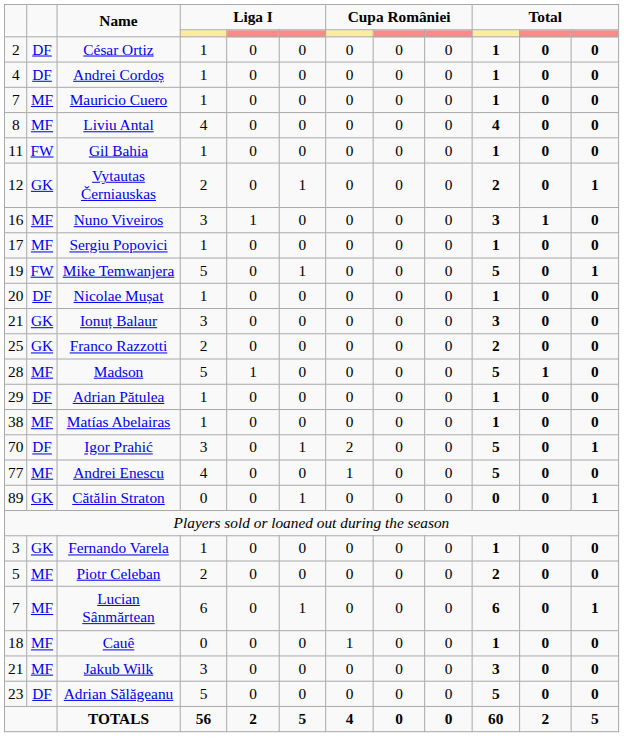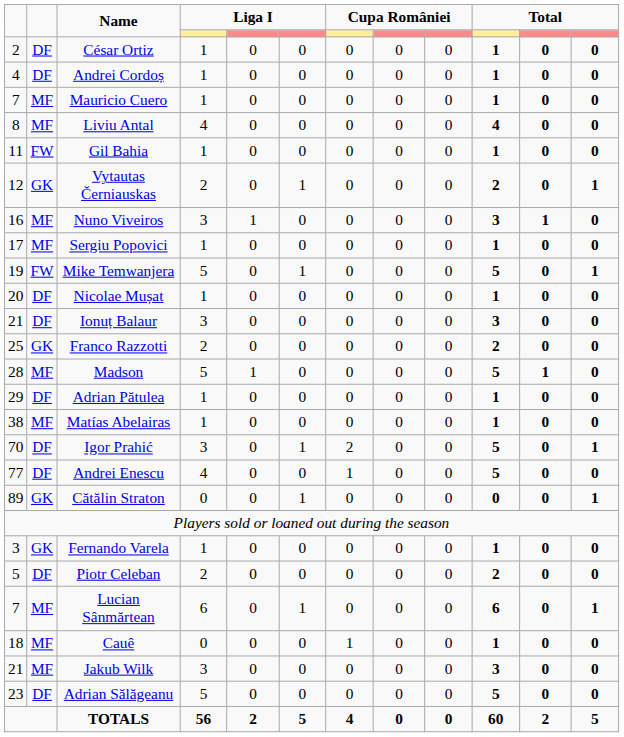(42, 321) GK -> (42, 321) DF
(42, 472) MF -> (42, 472) DF
(42, 574) MF -> (42, 574) DF
